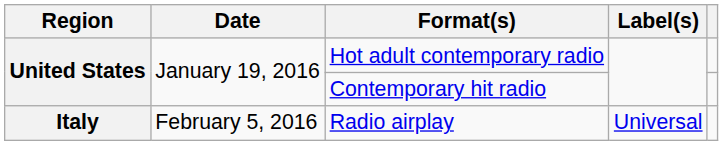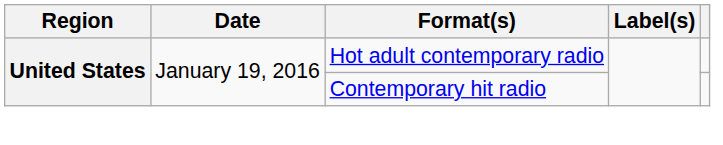- row: (392, 122)
